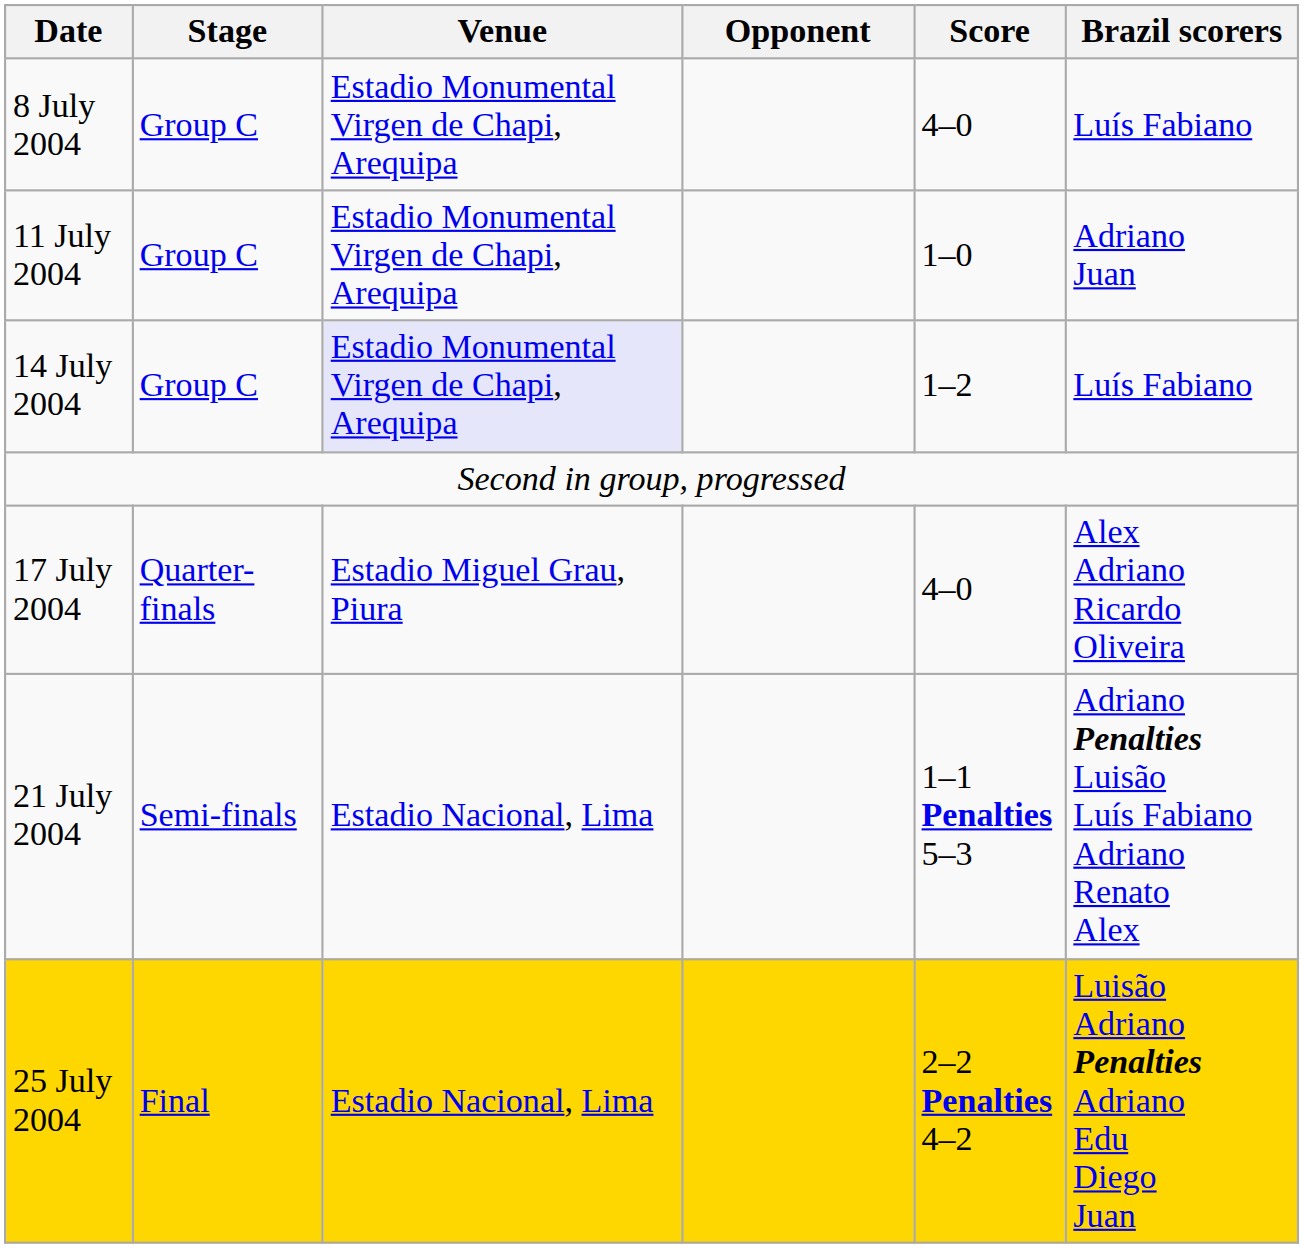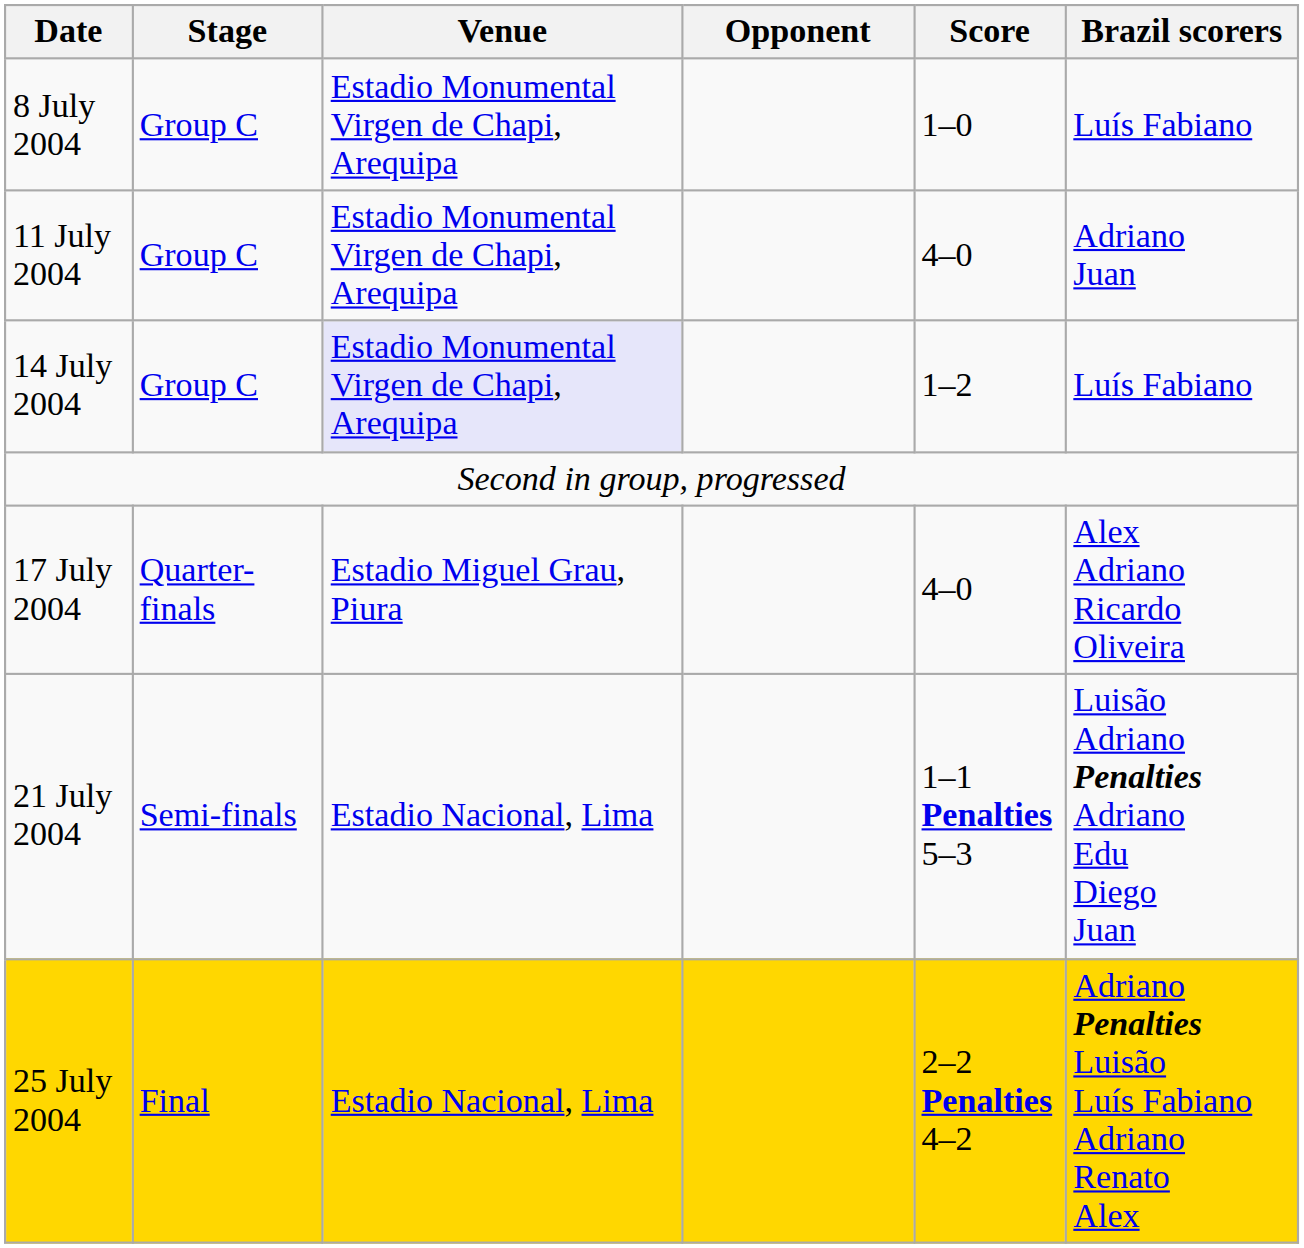(947, 123) 4–0 -> (947, 123) 1–0
(947, 254) 1–0 -> (947, 254) 4–0
(1163, 815) Adriano Penalties Luisão Luís Fabiano Adriano Renato Alex -> (1138, 815) Luisão Adriano Penalties Adriano Edu Diego Juan
(1138, 1099) Luisão Adriano Penalties Adriano Edu Diego Juan -> (1163, 1099) Adriano Penalties Luisão Luís Fabiano Adriano Renato Alex
